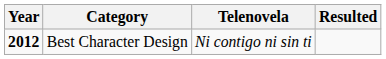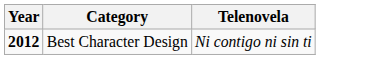- column: (348, 16)
